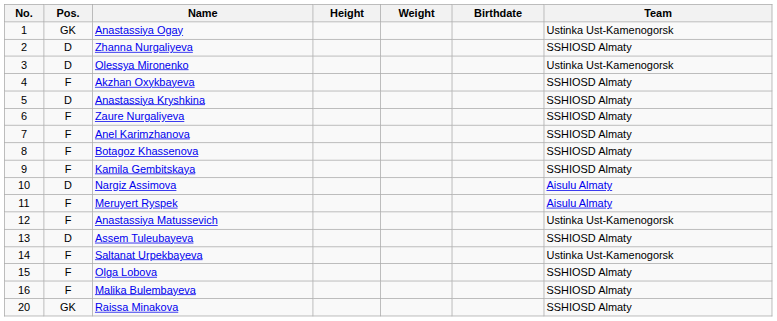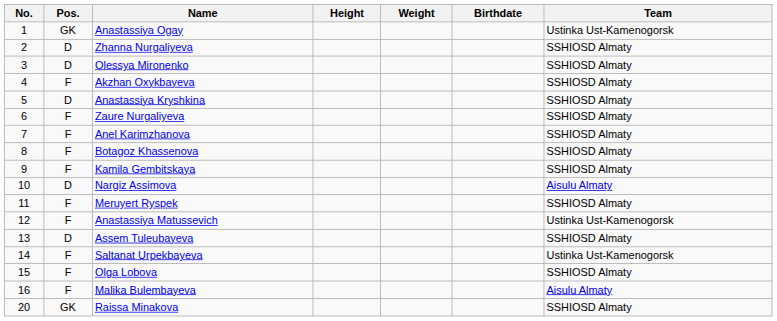(610, 65) Ustinka Ust-Kamenogorsk -> (589, 65) SSHIOSD Almaty
(579, 204) Aisulu Almaty -> (589, 204) SSHIOSD Almaty
(589, 290) SSHIOSD Almaty -> (579, 290) Aisulu Almaty
